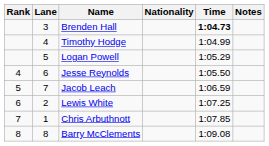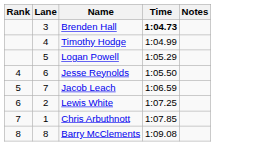- column: (169, 12)
